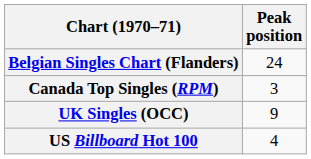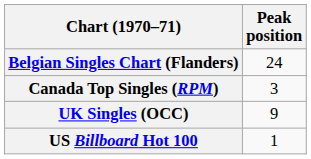(274, 140) 4 -> (274, 140) 1
